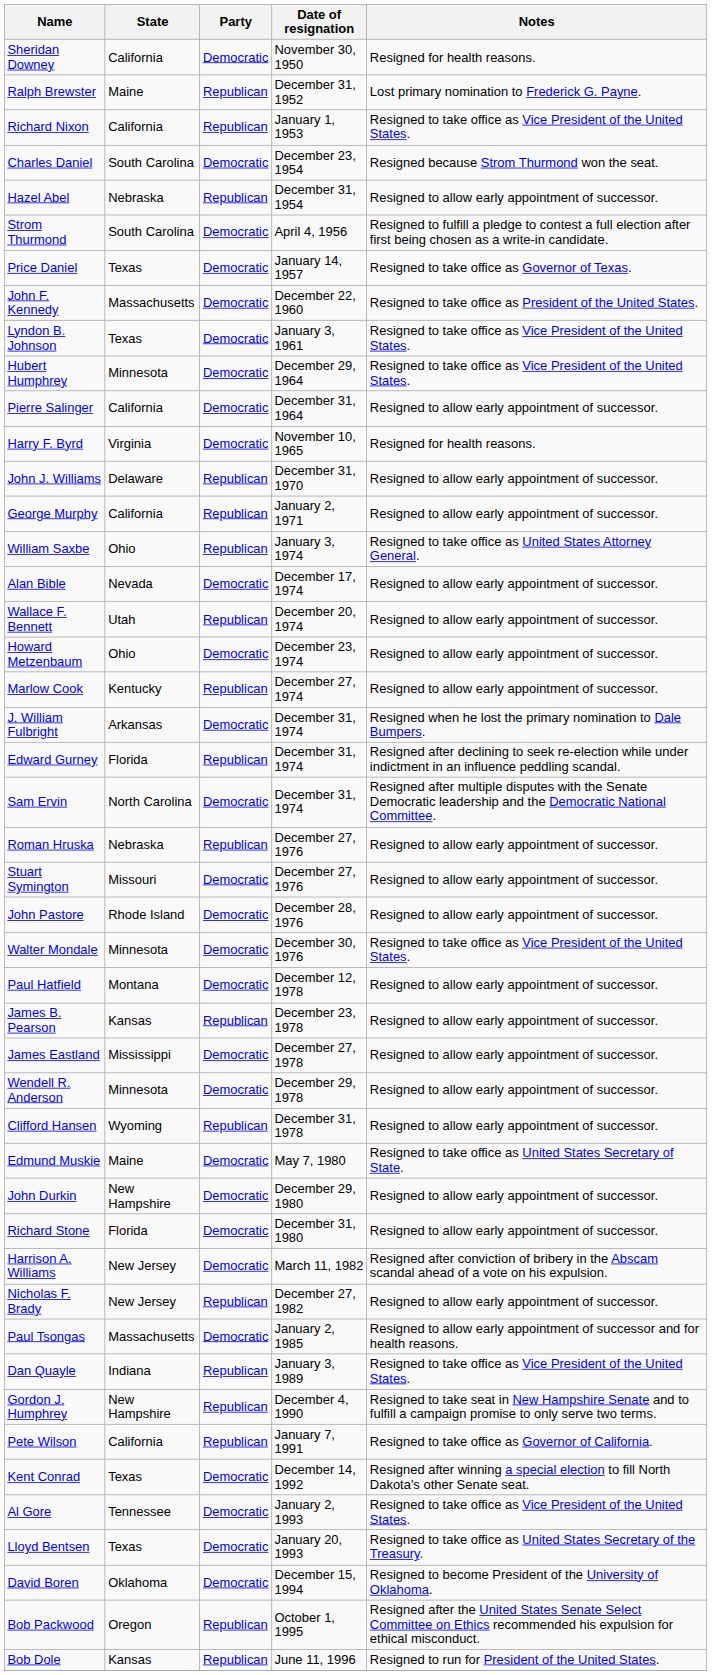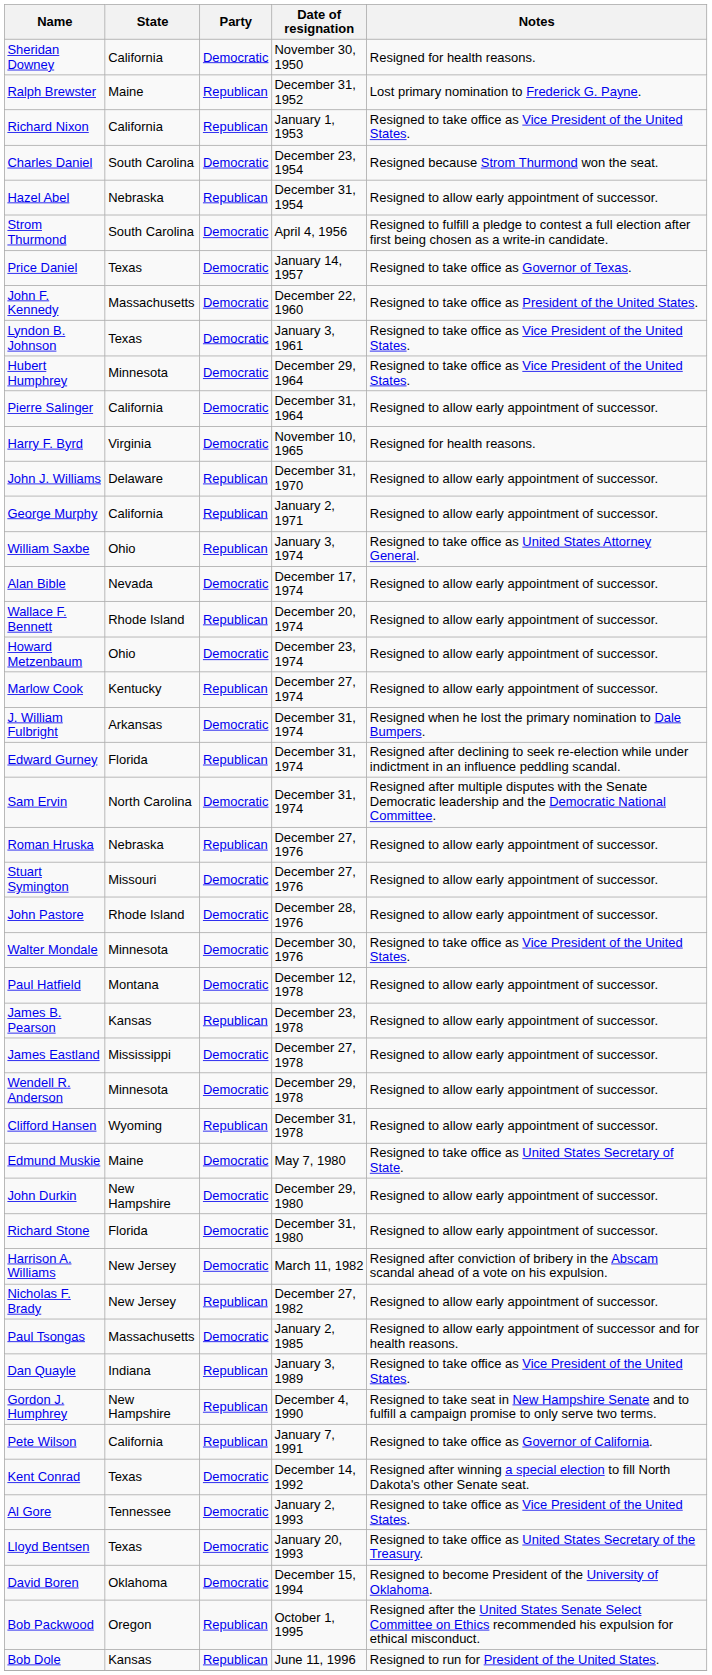(122, 619) Utah -> (146, 619) Rhode Island
